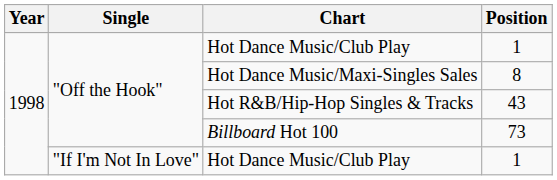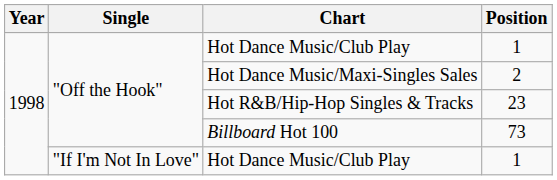(517, 75) 8 -> (517, 75) 2
(517, 103) 43 -> (517, 103) 23
